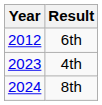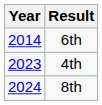(25, 40) 2012 -> (25, 40) 2014
